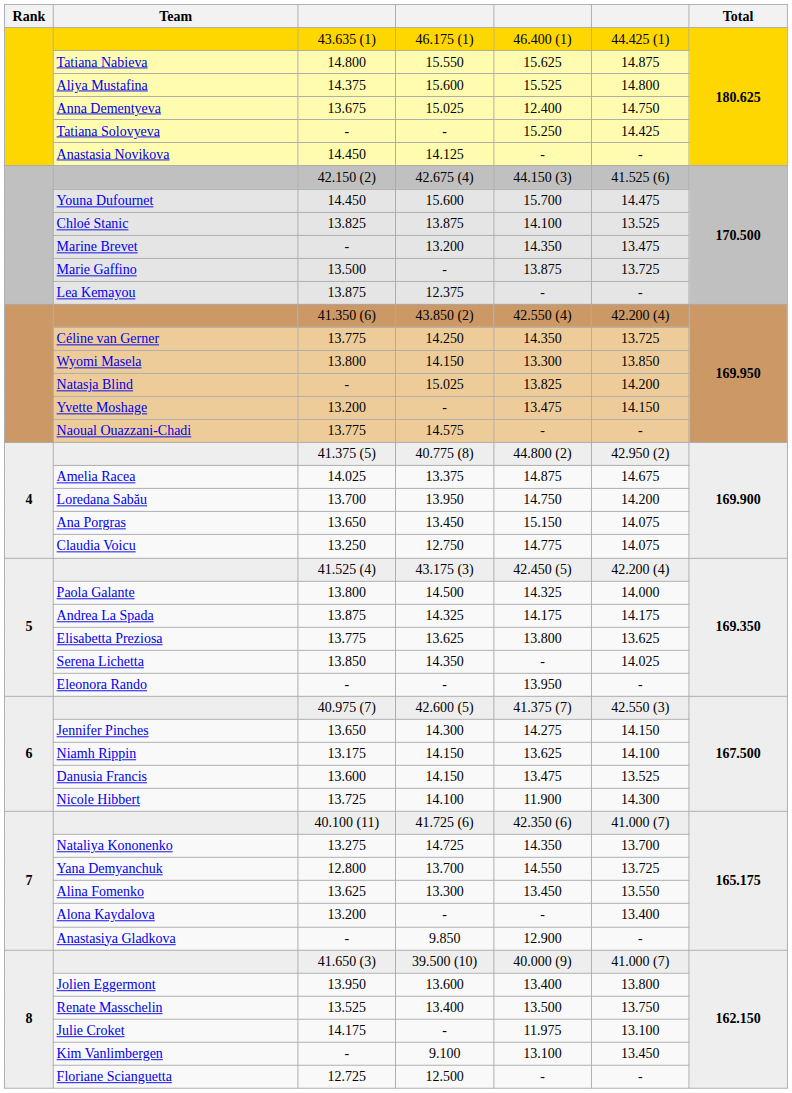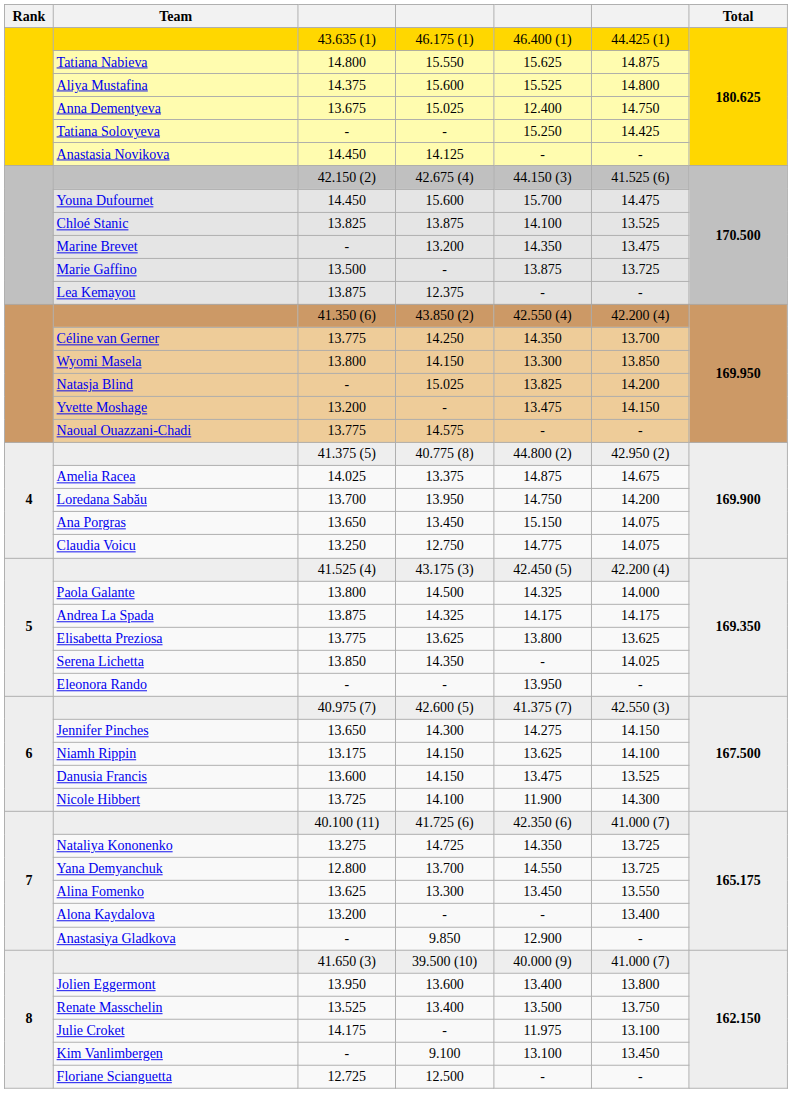(640, 339) 13.725 -> (640, 339) 13.700
(640, 846) 13.700 -> (640, 846) 13.725
